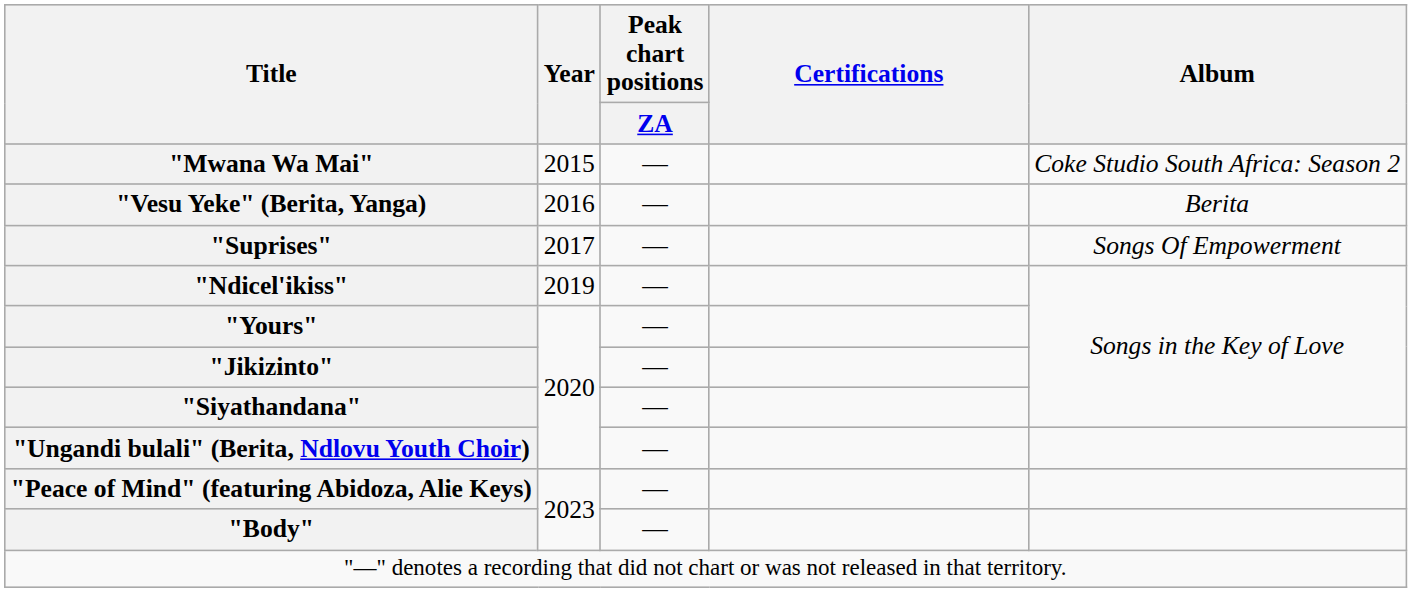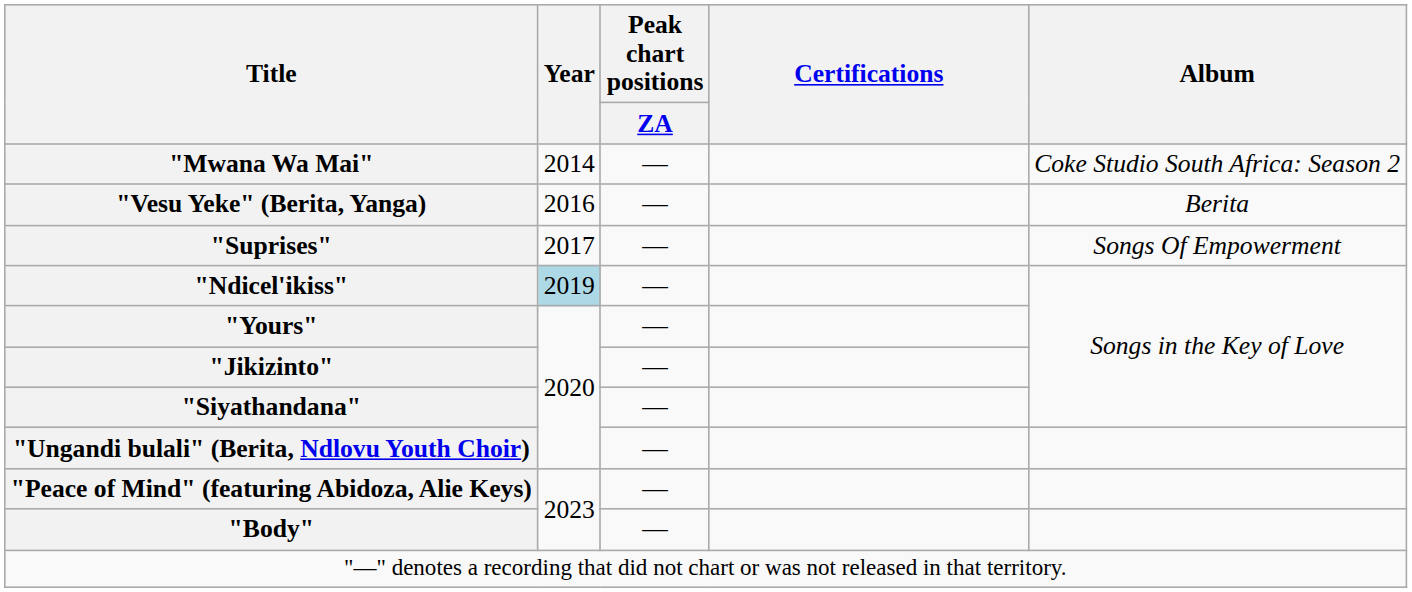(569, 163) 2015 -> (569, 163) 2014
(569, 285) no background -> (569, 285) lightblue background
